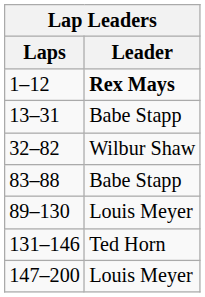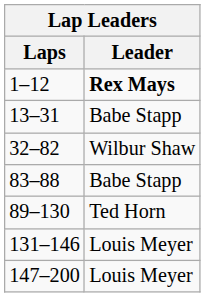(141, 212) Louis Meyer -> (127, 212) Ted Horn
(127, 244) Ted Horn -> (141, 244) Louis Meyer
